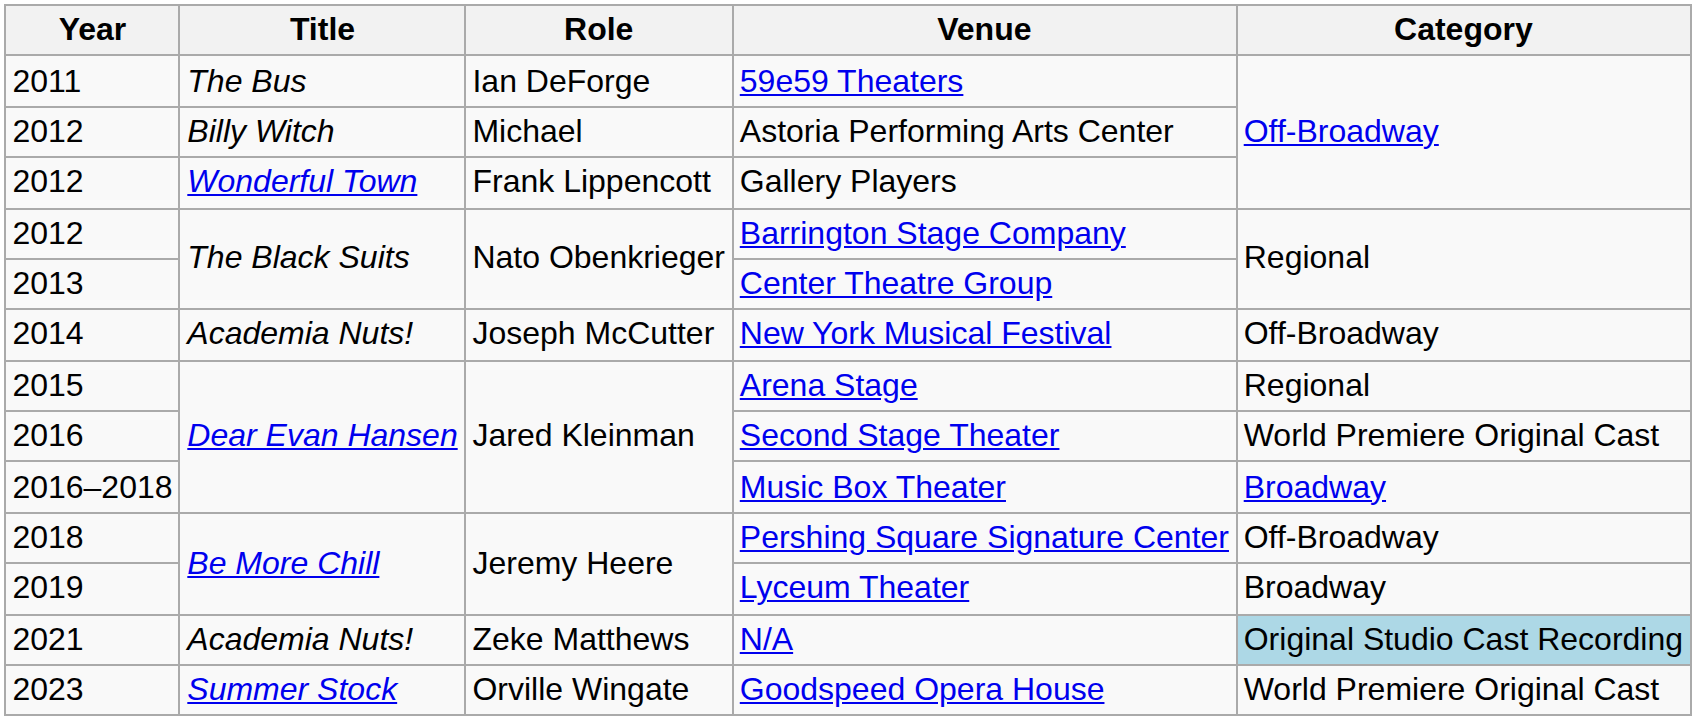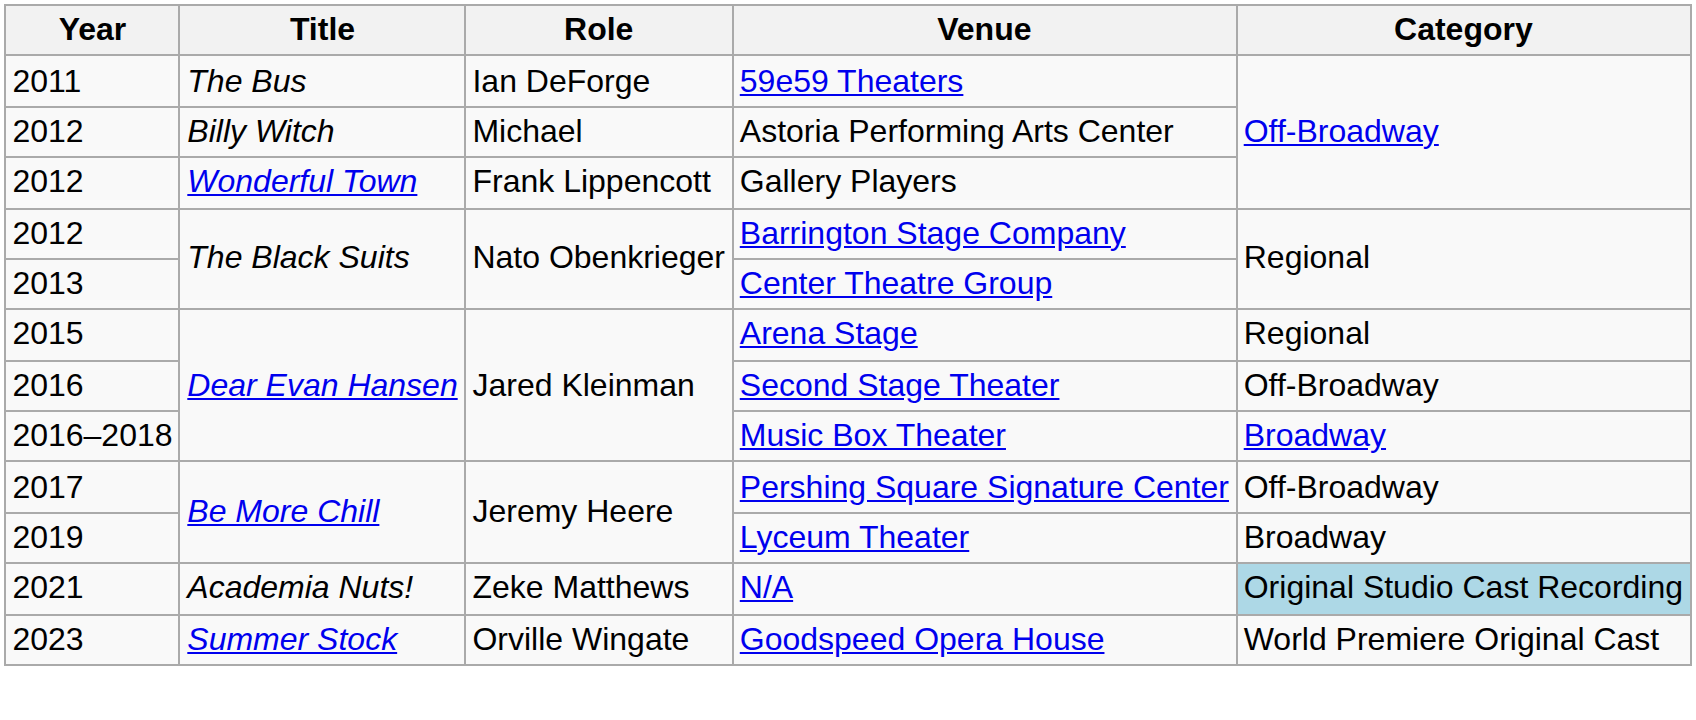- row: (926, 334)
(1451, 435) World Premiere Original Cast -> (1341, 385) Off-Broadway
(48, 537) 2018 -> (48, 486) 2017
